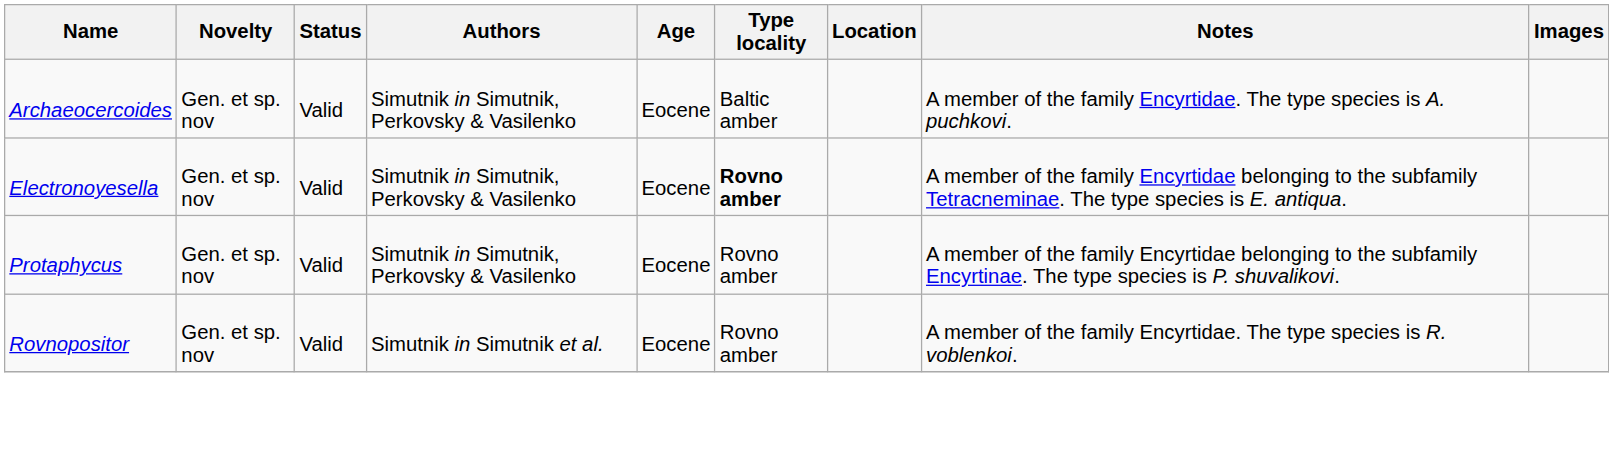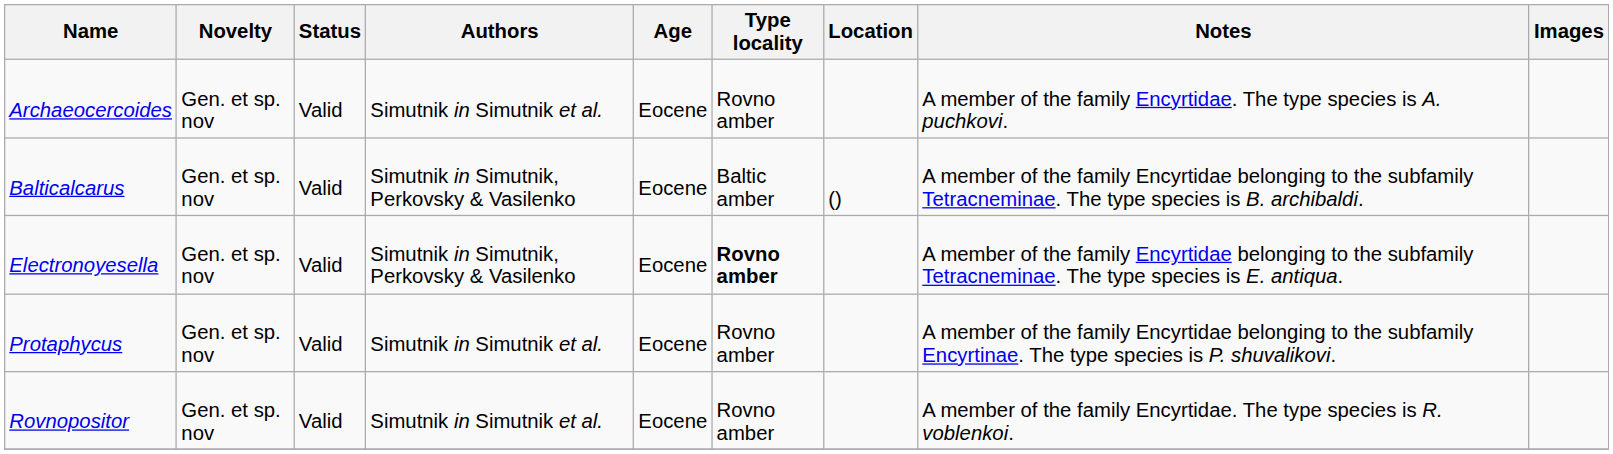(473, 109) Simutnik in Simutnik, Perkovsky & Vasilenko -> (487, 109) Simutnik in Simutnik et al.
(749, 109) Baltic amber -> (746, 109) Rovno amber
+ row: (67, 187)
(473, 265) Simutnik in Simutnik, Perkovsky & Vasilenko -> (487, 343) Simutnik in Simutnik et al.
